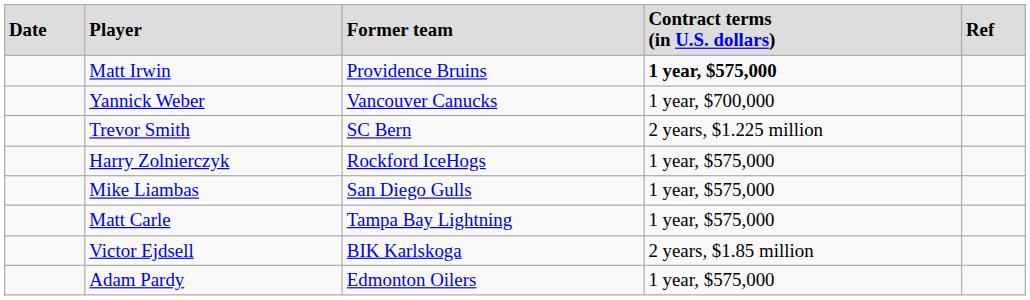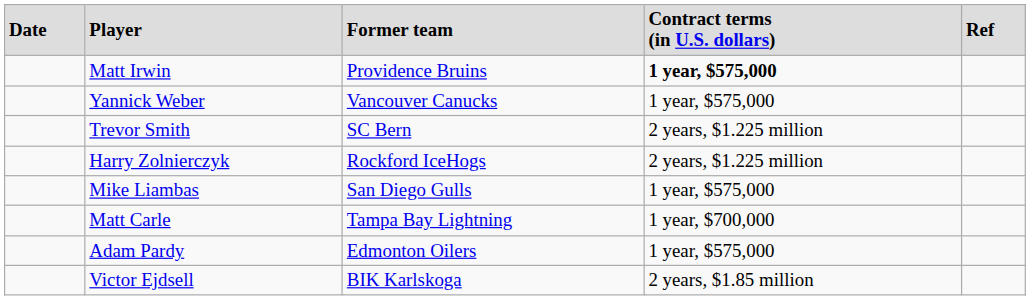(711, 100) 1 year, $700,000 -> (711, 100) 1 year, $575,000
(711, 160) 1 year, $575,000 -> (736, 160) 2 years, $1.225 million
(711, 220) 1 year, $575,000 -> (711, 220) 1 year, $700,000
rows swapped: (137, 280) <-> (141, 250)
